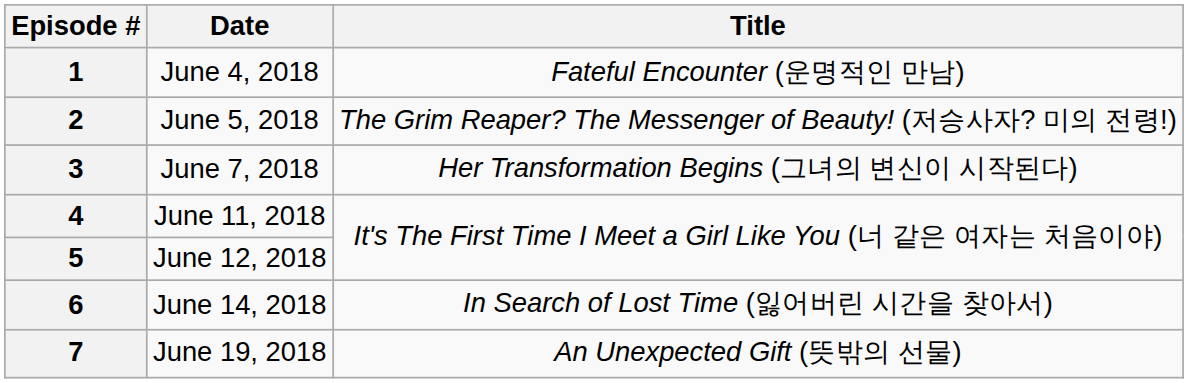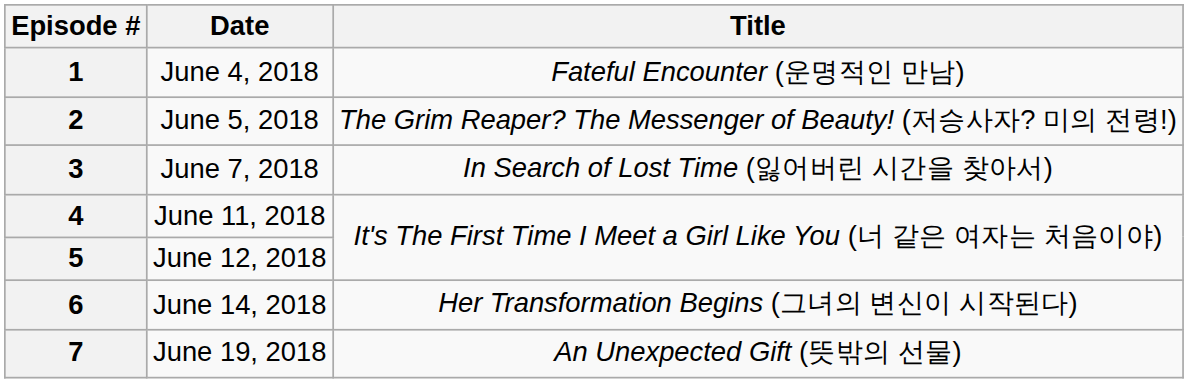(758, 168) Her Transformation Begins (그녀의 변신이 시작된다) -> (758, 168) In Search of Lost Time (잃어버린 시간을 찾아서)
(758, 303) In Search of Lost Time (잃어버린 시간을 찾아서) -> (758, 303) Her Transformation Begins (그녀의 변신이 시작된다)
